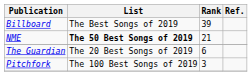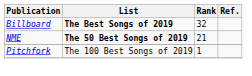(124, 24) normal -> (119, 24) bold
(206, 24) 39 -> (201, 24) 32
- row: (36, 51)
(204, 64) 3 -> (199, 51) 1
